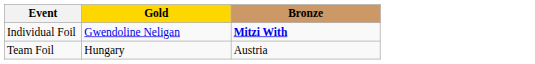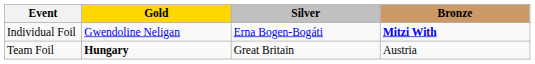+ column: (306, 13)
(104, 50) normal -> (106, 50) bold
